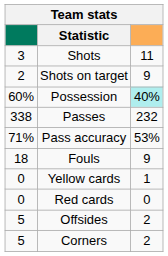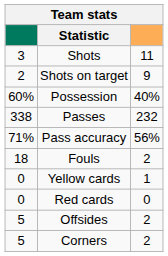(147, 96) paleturquoise background -> (147, 96) no background
(147, 138) 53% -> (147, 138) 56%
(147, 158) 9 -> (147, 158) 2
